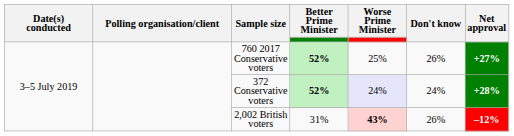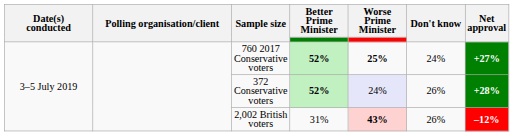(377, 58) normal -> (377, 58) bold
(436, 58) 26% -> (436, 58) 24%
(436, 91) 24% -> (436, 91) 26%
